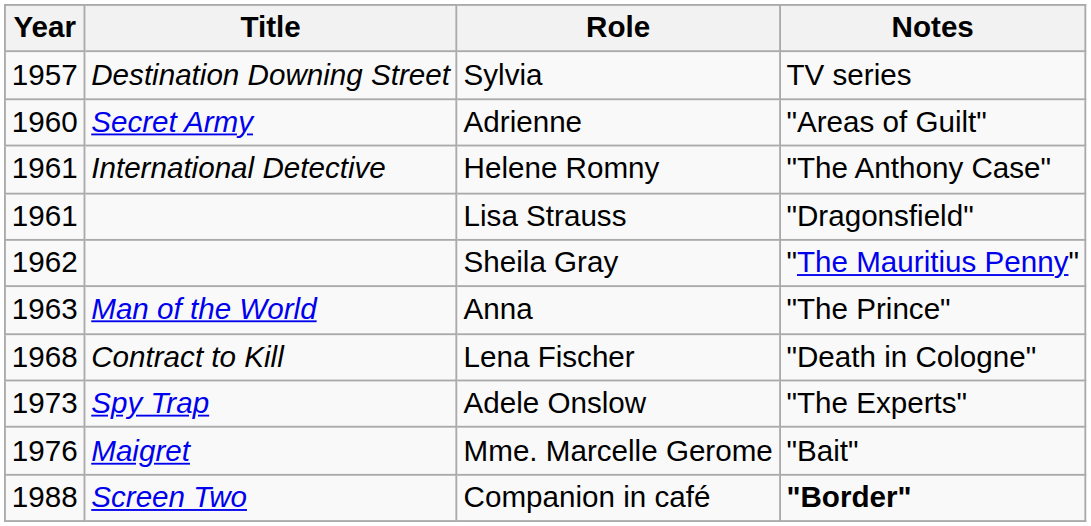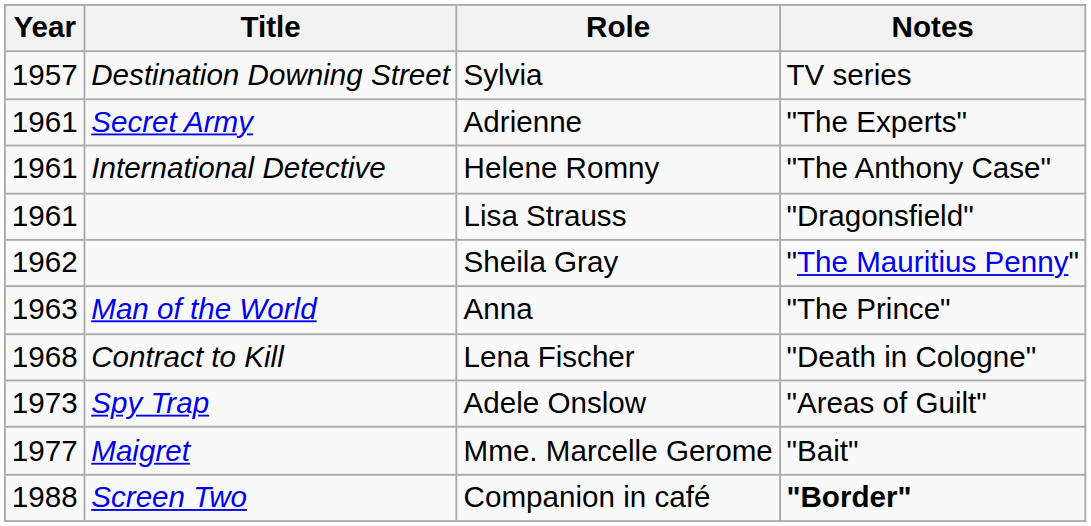(45, 121) 1960 -> (45, 121) 1961
(887, 121) "Areas of Guilt" -> (877, 121) "The Experts"
(877, 403) "The Experts" -> (887, 403) "Areas of Guilt"
(45, 450) 1976 -> (45, 450) 1977
